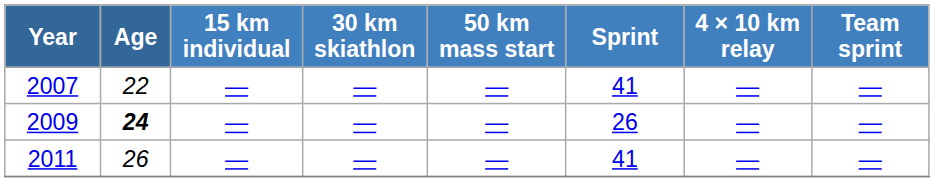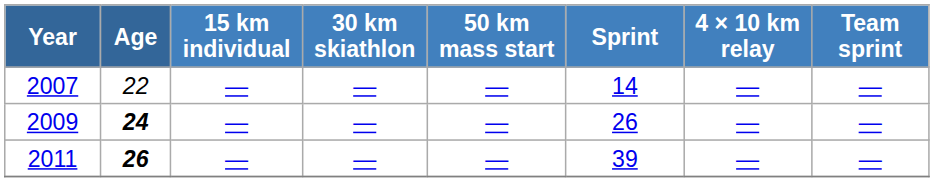(625, 86) 41 -> (625, 86) 14
(136, 159) normal -> (136, 159) bold
(625, 159) 41 -> (625, 159) 39
